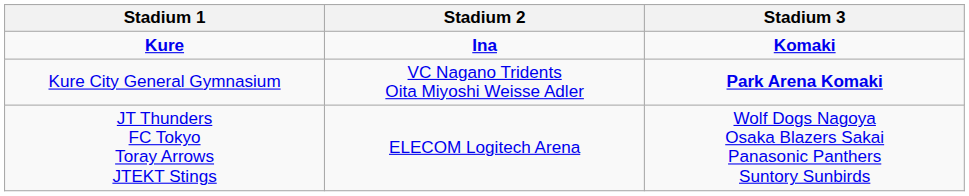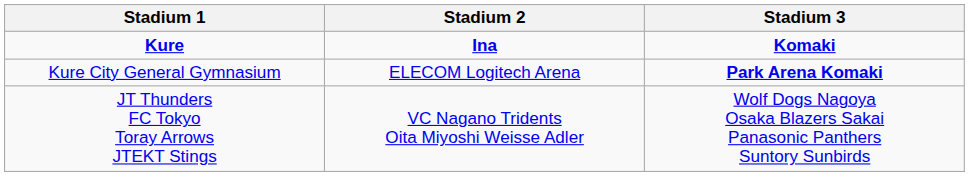(485, 82) VC Nagano Tridents Oita Miyoshi Weisse Adler -> (485, 72) ELECOM Logitech Arena
(485, 147) ELECOM Logitech Arena -> (485, 128) VC Nagano Tridents Oita Miyoshi Weisse Adler
